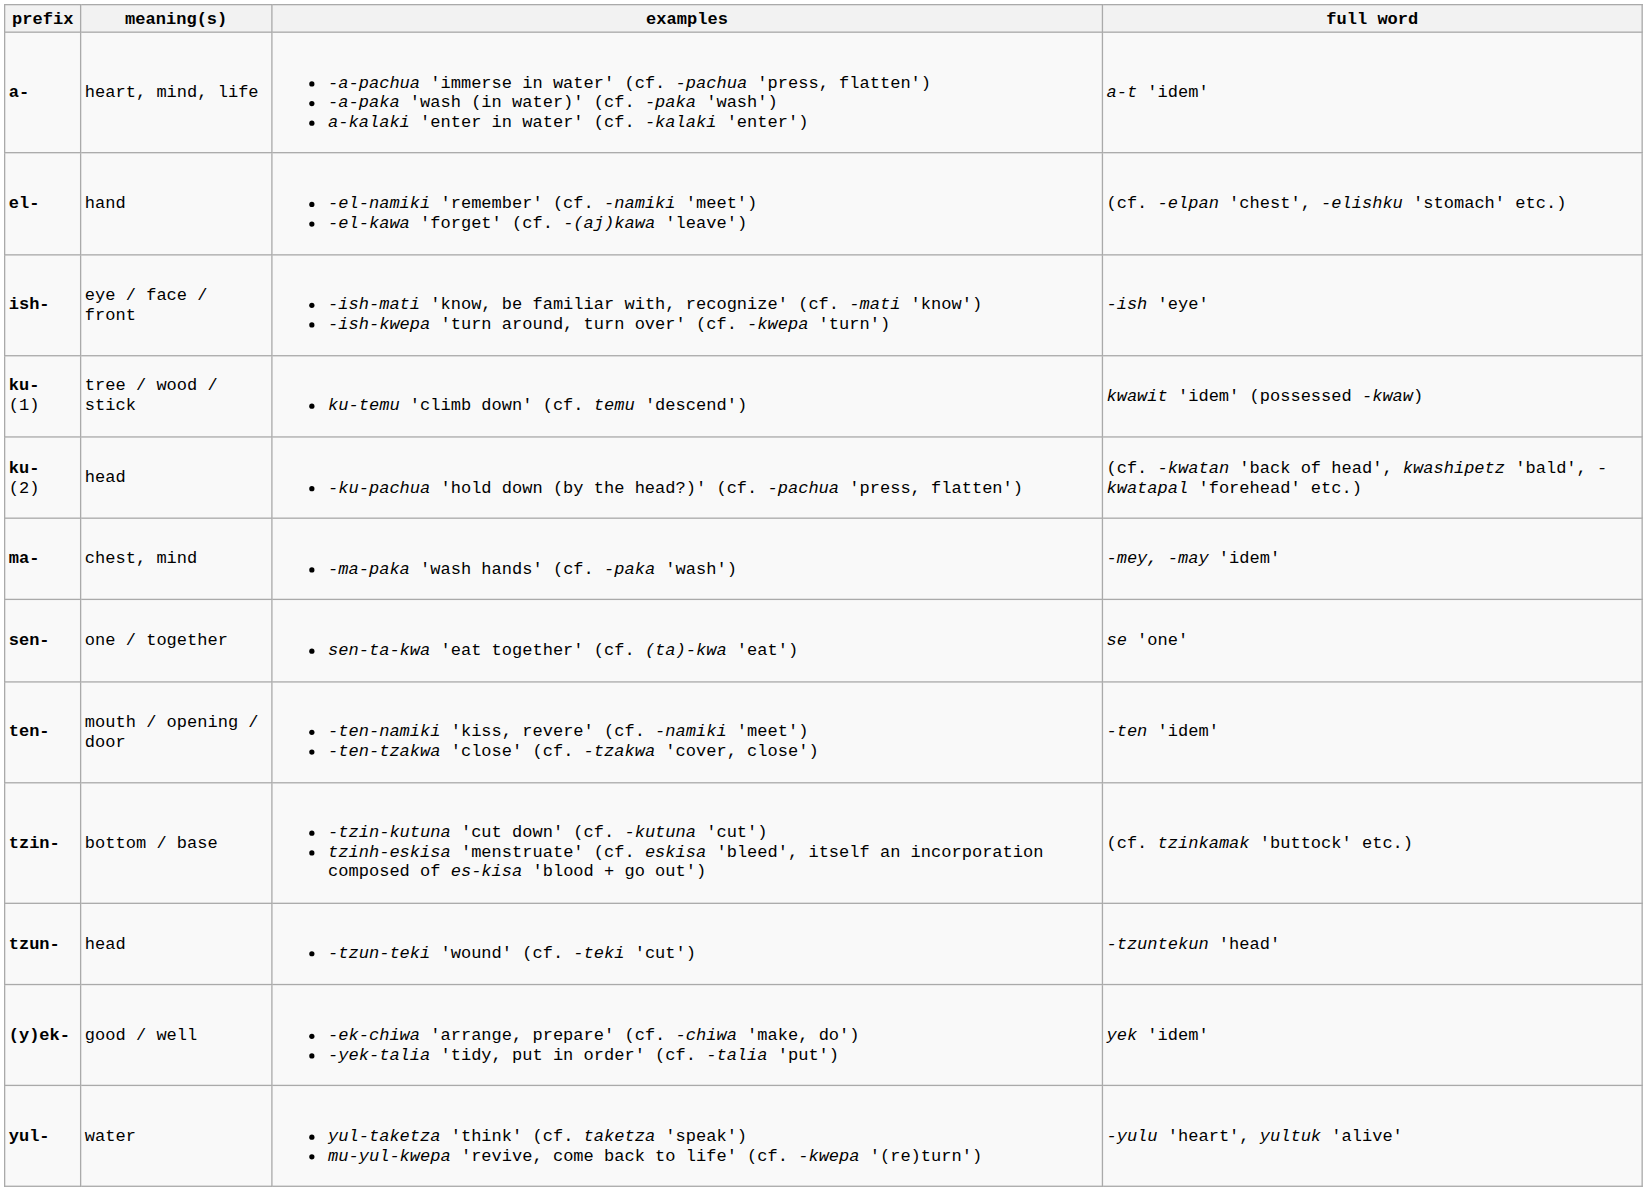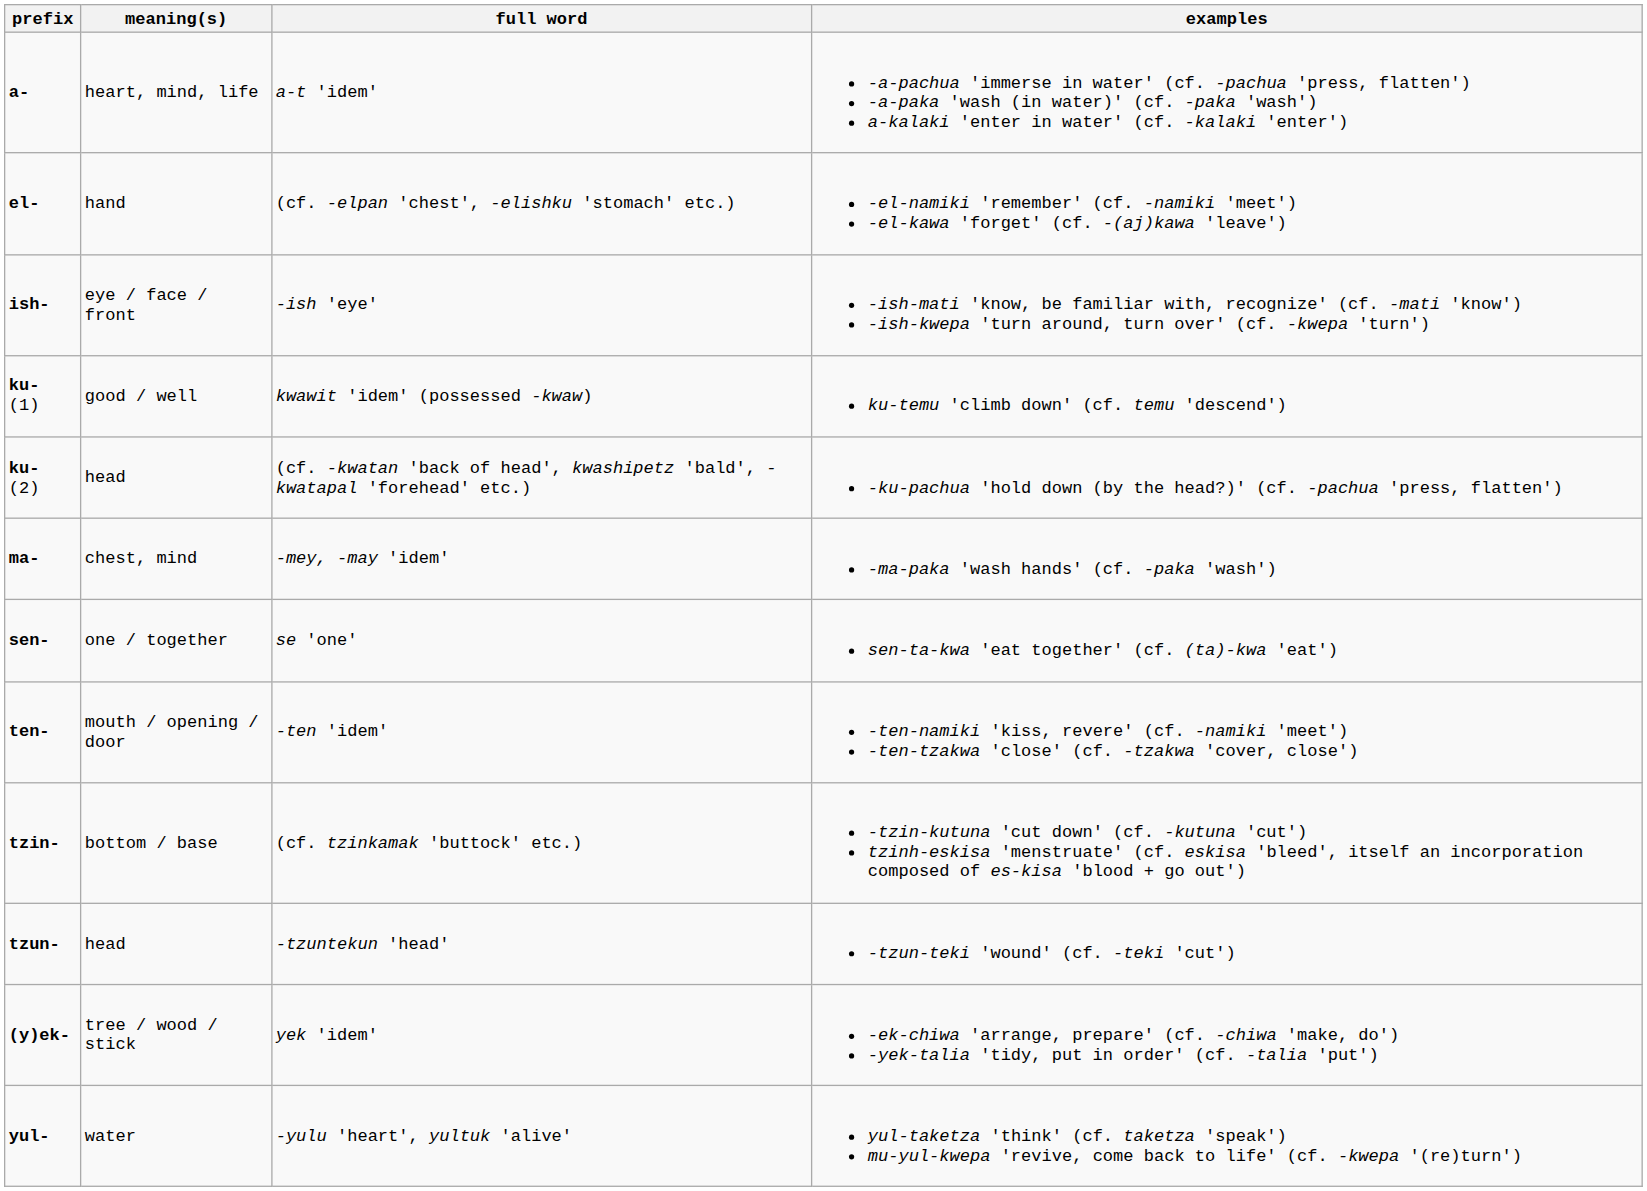columns swapped: (1372, 19) <-> (687, 19)
(151, 396) tree / wood / stick -> (141, 396) good / well
(141, 1035) good / well -> (151, 1035) tree / wood / stick
